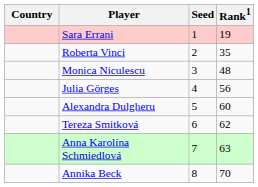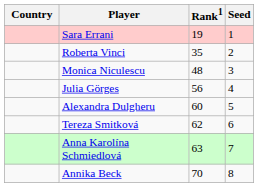columns swapped: (235, 15) <-> (203, 15)
